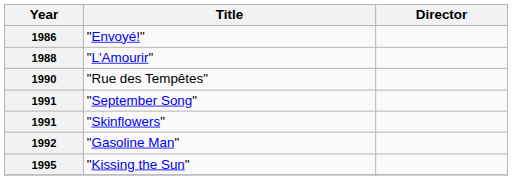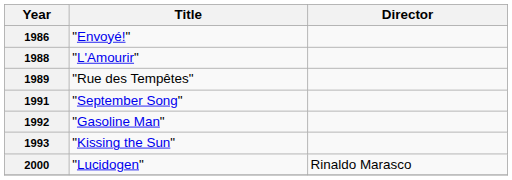(44, 79) 1990 -> (37, 79) 1989
- row: (126, 121)
(44, 165) 1995 -> (37, 143) 1993
+ row: (108, 164)
